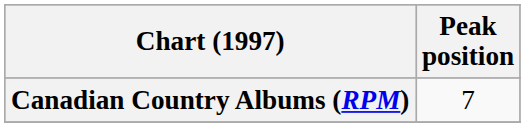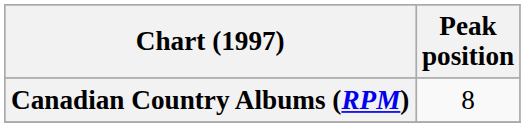(468, 99) 7 -> (468, 99) 8
